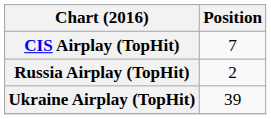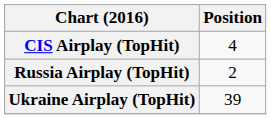(233, 45) 7 -> (233, 45) 4
